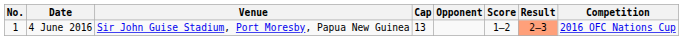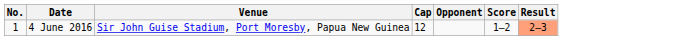- column: (618, 12)
(420, 28) 13 -> (420, 28) 12
